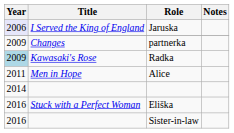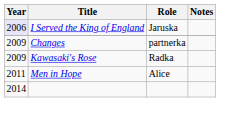(16, 58) lightblue background -> (16, 58) no background
- row: (85, 105)
- row: (87, 120)
